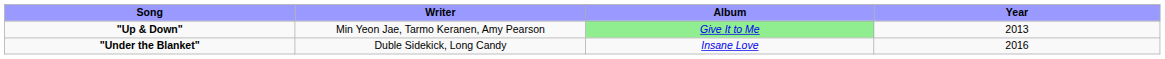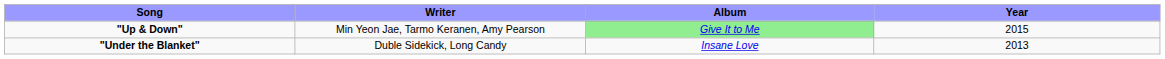(1017, 29) 2013 -> (1017, 29) 2015
(1017, 46) 2016 -> (1017, 46) 2013
